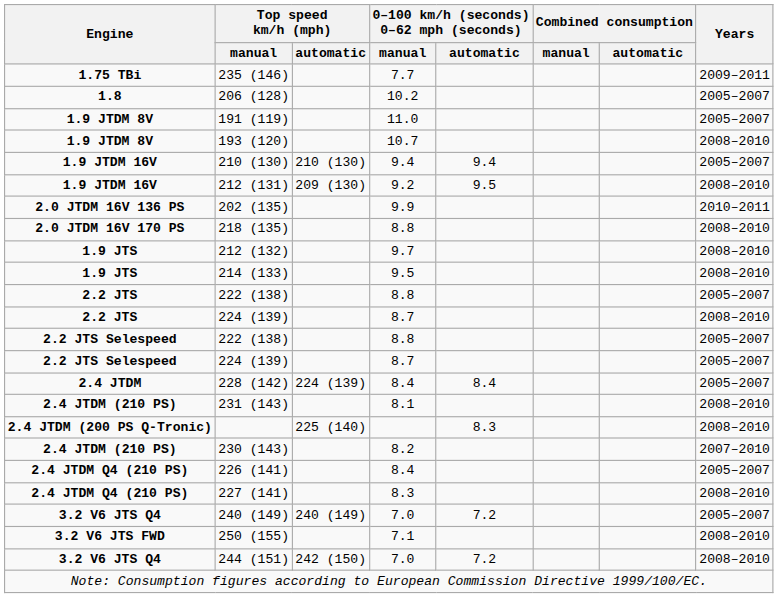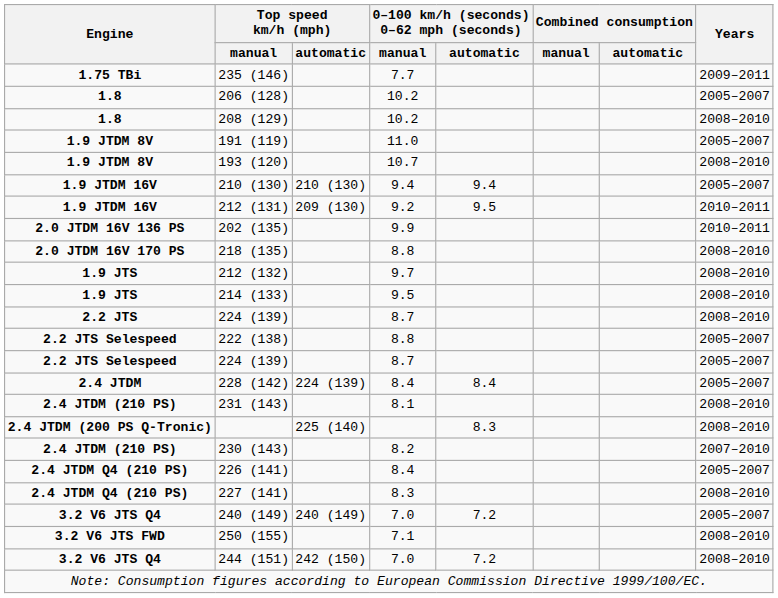+ row: (110, 119)
(735, 185) 2008–2010 -> (735, 207) 2010–2011
- row: (110, 295)
